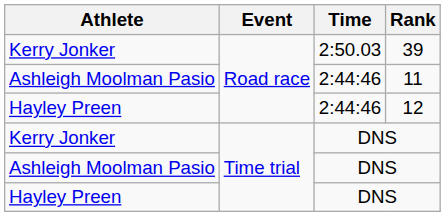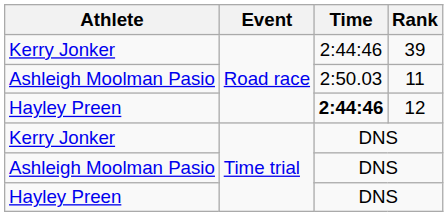(350, 49) 2:50.03 -> (351, 49) 2:44:46
(350, 79) 2:44:46 -> (351, 79) 2:50.03
(350, 109) normal -> (351, 109) bold
